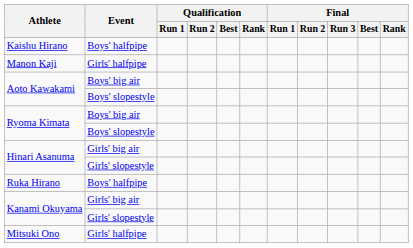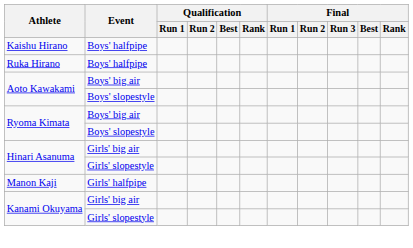rows swapped: (33, 183) <-> (32, 63)
- row: (33, 234)
